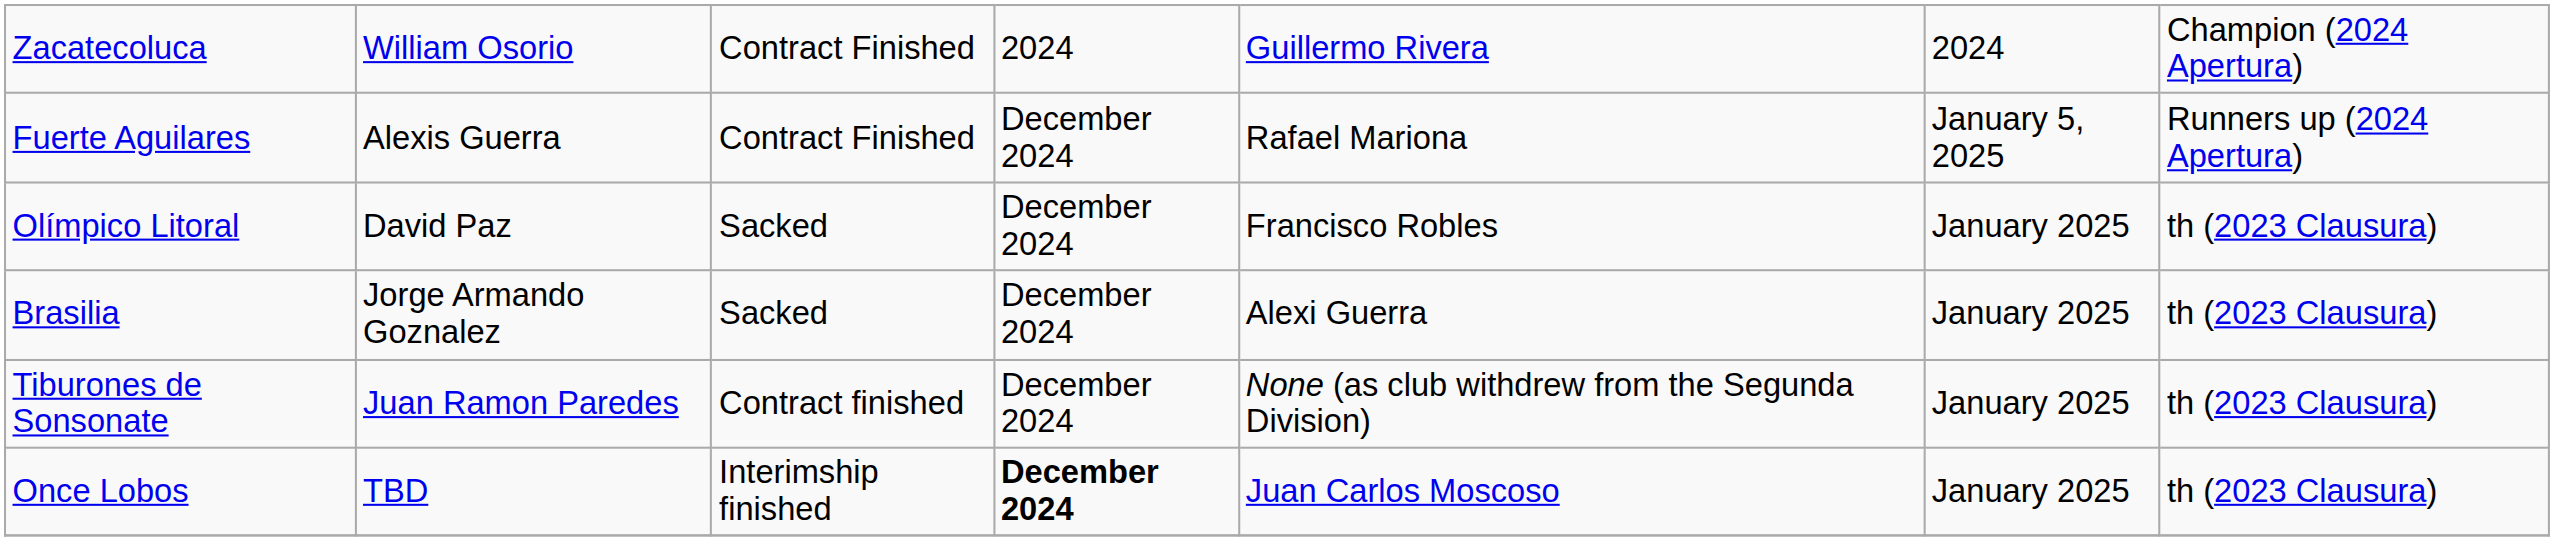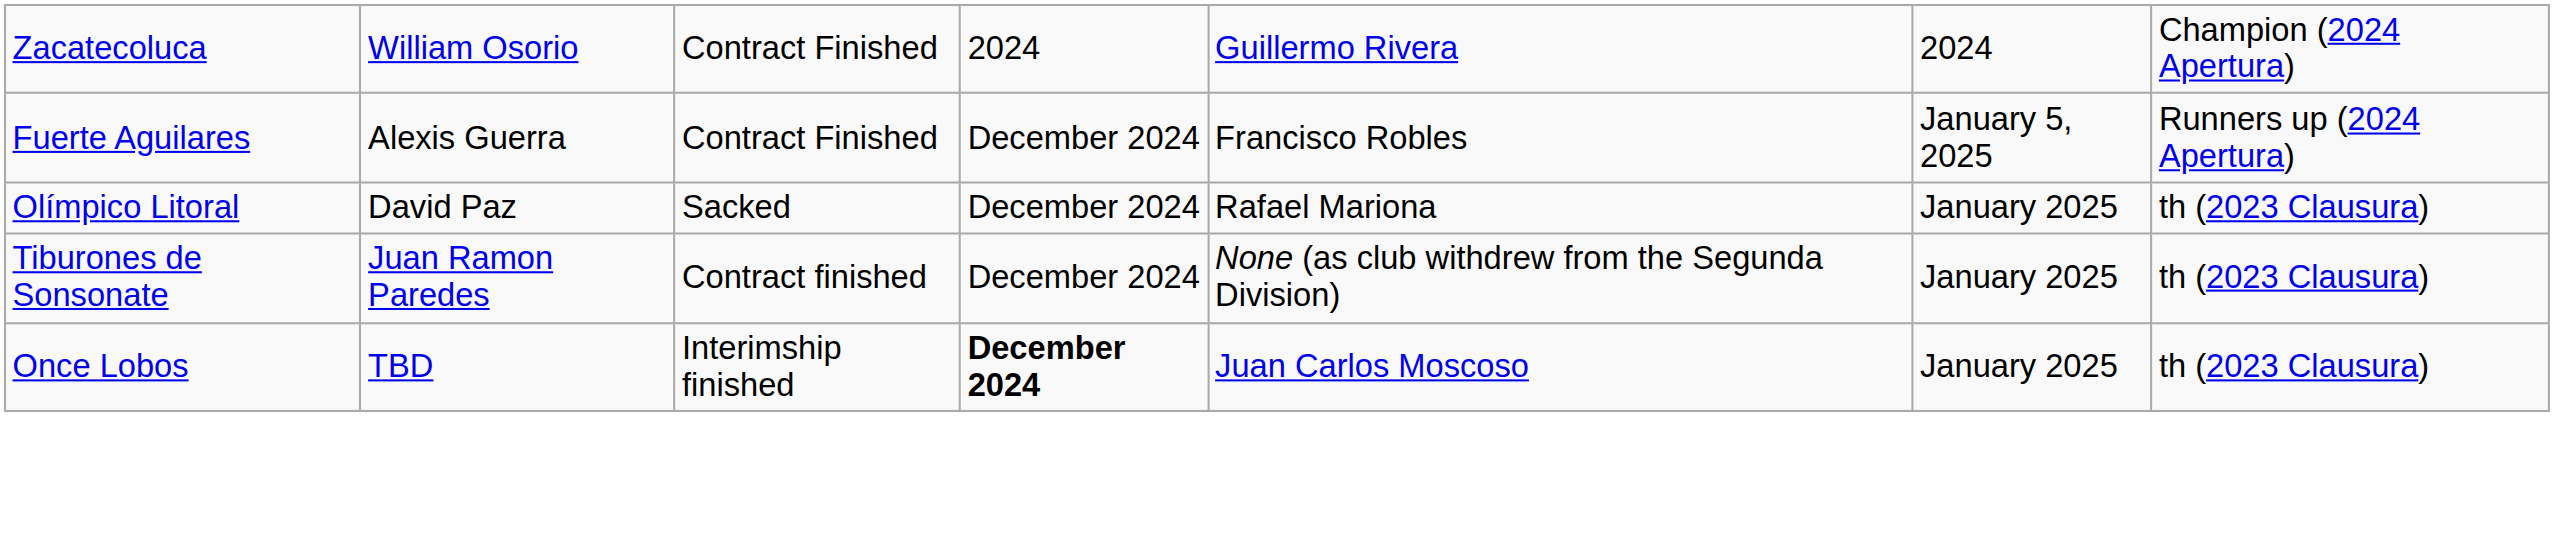(1357, 137) Rafael Mariona -> (1341, 137) Francisco Robles
(1372, 225) Francisco Robles -> (1326, 207) Rafael Mariona
- row: (66, 314)
